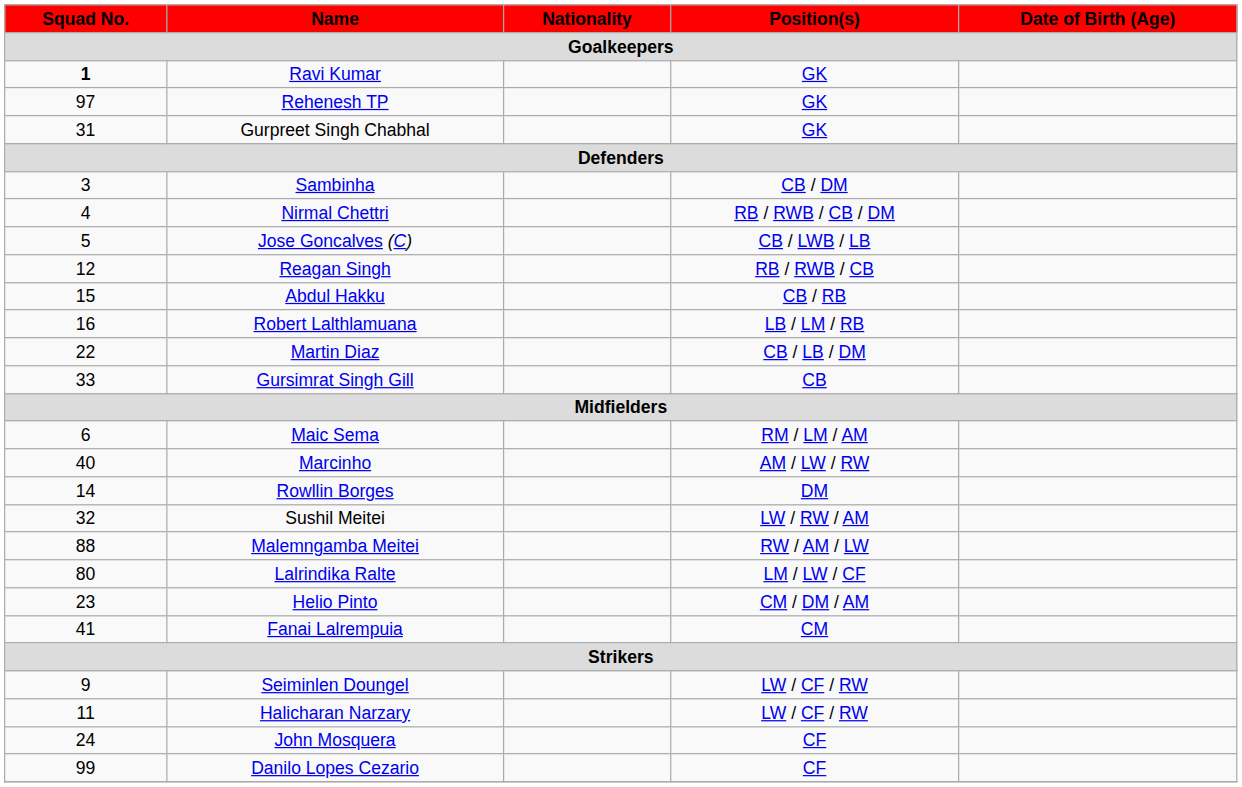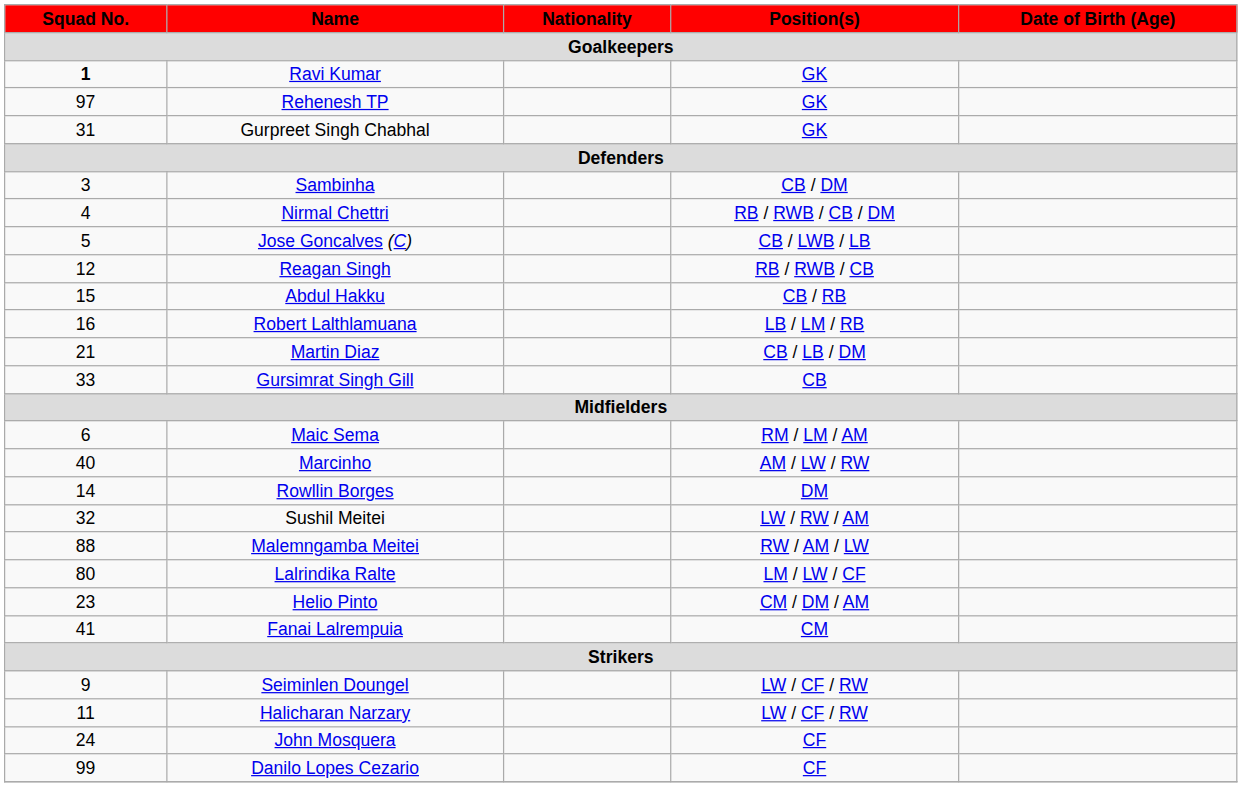(86, 352) 22 -> (86, 352) 21
